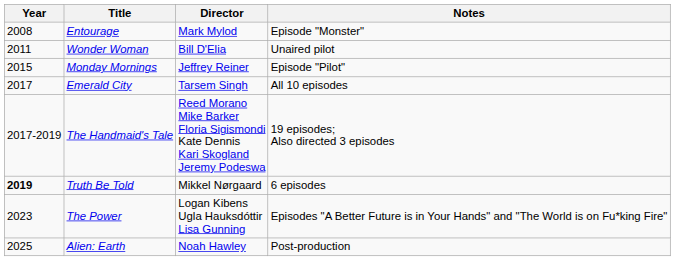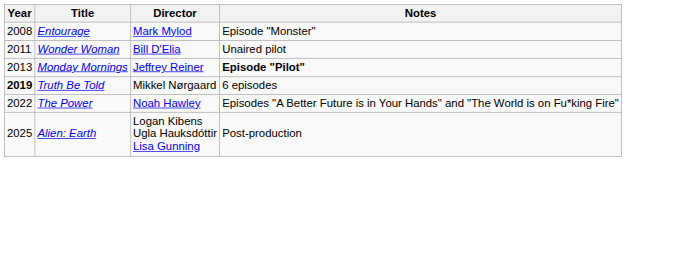(20, 67) 2015 -> (20, 67) 2013
(308, 67) normal -> (264, 67) bold
- row: (99, 85)
- row: (120, 135)
(20, 216) 2023 -> (20, 103) 2022
(220, 216) Logan Kibens Ugla Hauksdóttir Lisa Gunning -> (167, 103) Noah Hawley
(212, 247) Noah Hawley -> (175, 134) Logan Kibens Ugla Hauksdóttir Lisa Gunning
